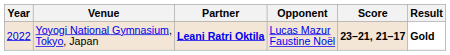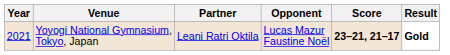(19, 36) 2022 -> (19, 36) 2021
(221, 36) bold -> (218, 36) normal
